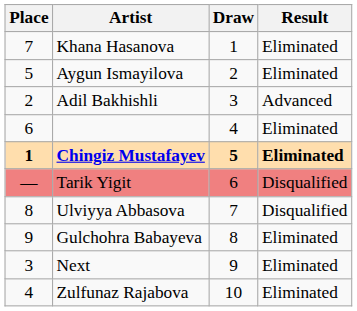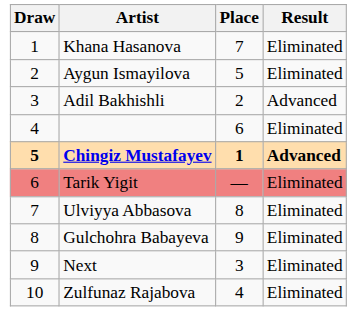columns swapped: (233, 18) <-> (29, 18)
(303, 155) Eliminated -> (304, 155) Advanced
(305, 182) Disqualified -> (305, 182) Eliminated
(305, 210) Disqualified -> (305, 210) Eliminated
